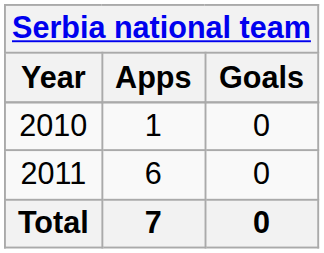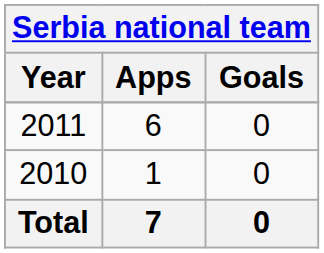rows swapped: (53, 125) <-> (53, 174)
